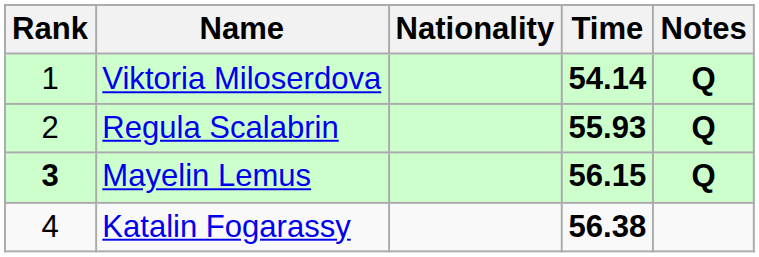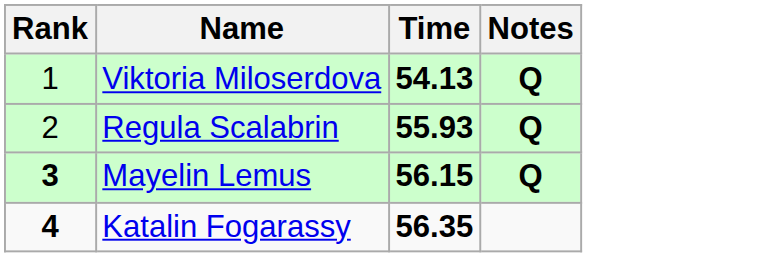- column: (475, 29)
(607, 78) 54.14 -> (434, 78) 54.13
(50, 226) normal -> (50, 226) bold
(607, 226) 56.38 -> (434, 226) 56.35
